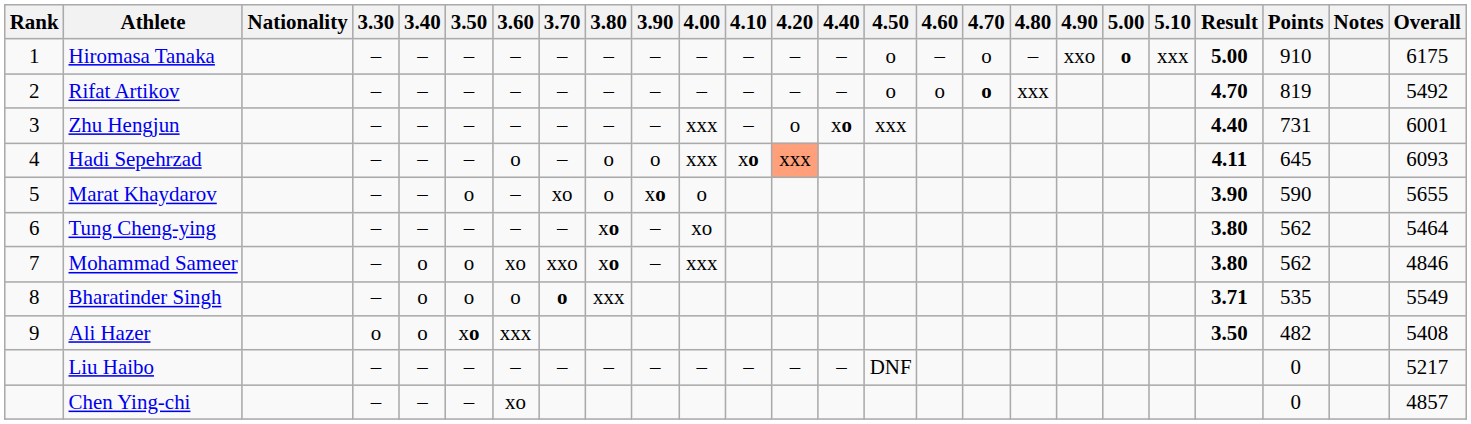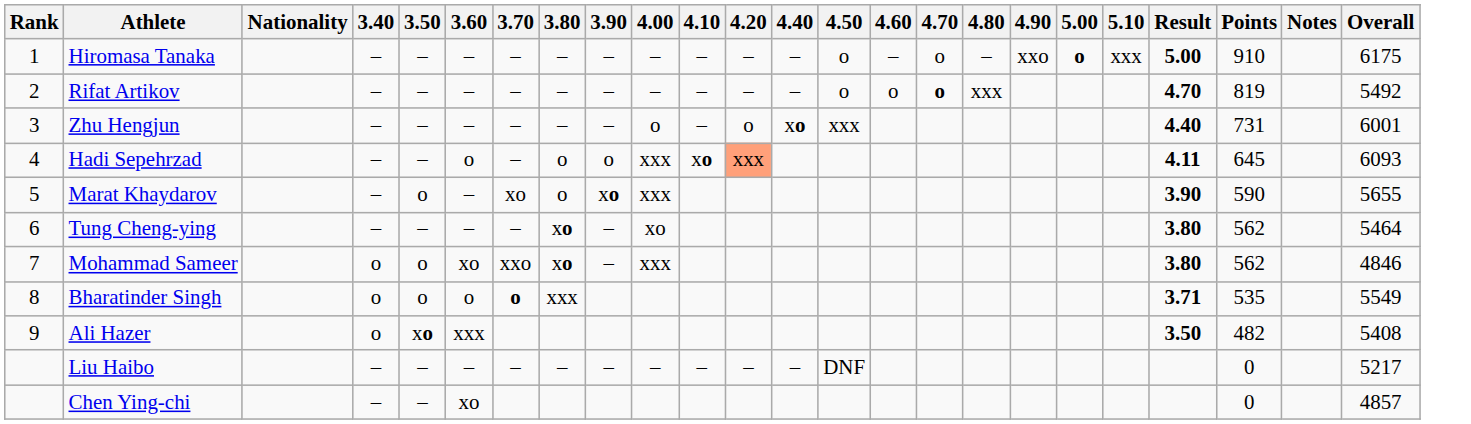- column: (376, 21)
(702, 125) xxx -> (655, 125) o
(702, 194) o -> (655, 194) xxx
